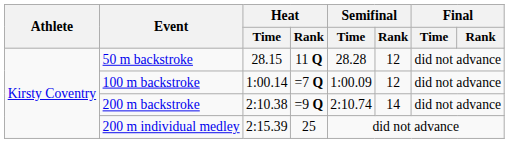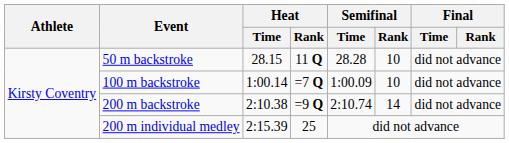(393, 60) 12 -> (393, 60) 10
(393, 82) 12 -> (393, 82) 10
